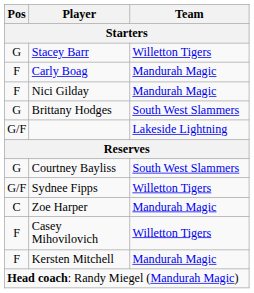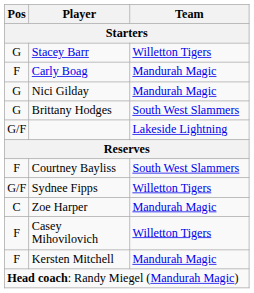(17, 91) F -> (17, 91) G
(17, 168) G -> (17, 168) F
